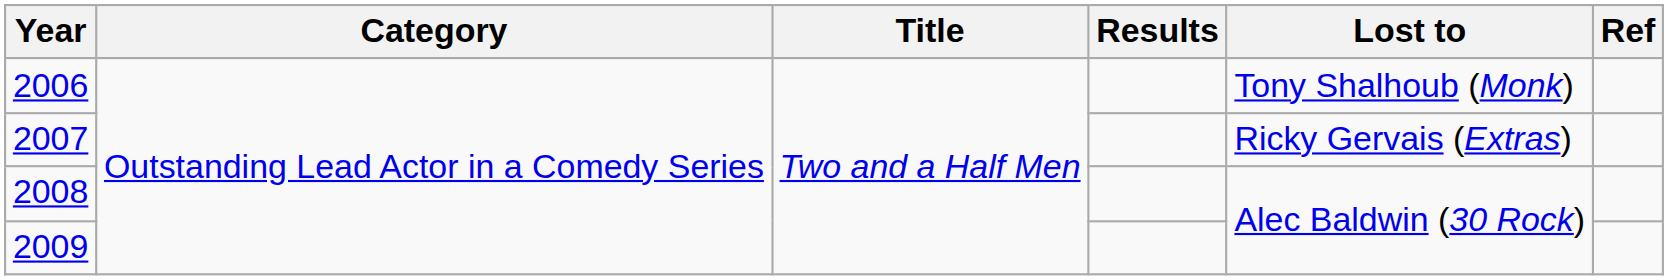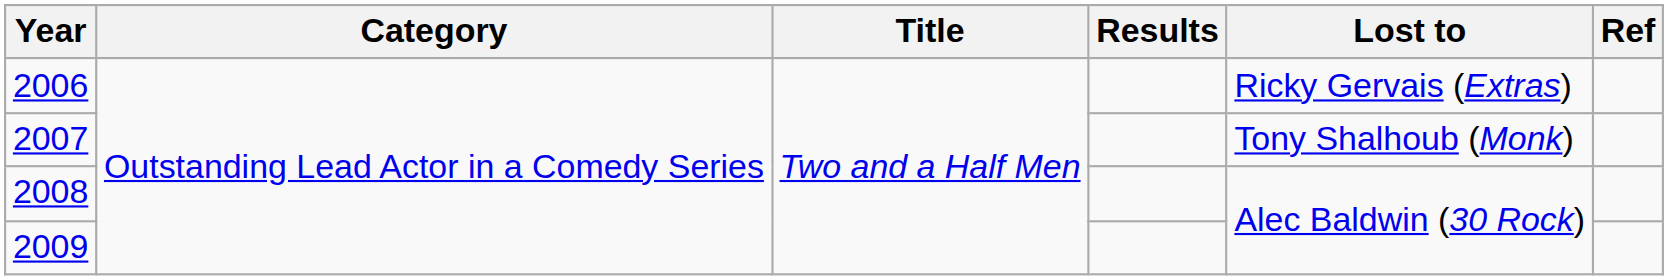(1404, 85) Tony Shalhoub (Monk) -> (1403, 85) Ricky Gervais (Extras)
(1403, 138) Ricky Gervais (Extras) -> (1404, 138) Tony Shalhoub (Monk)
